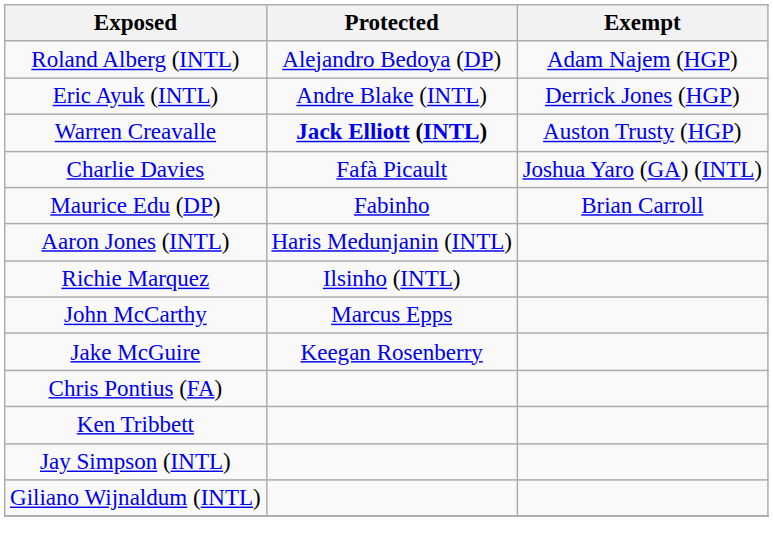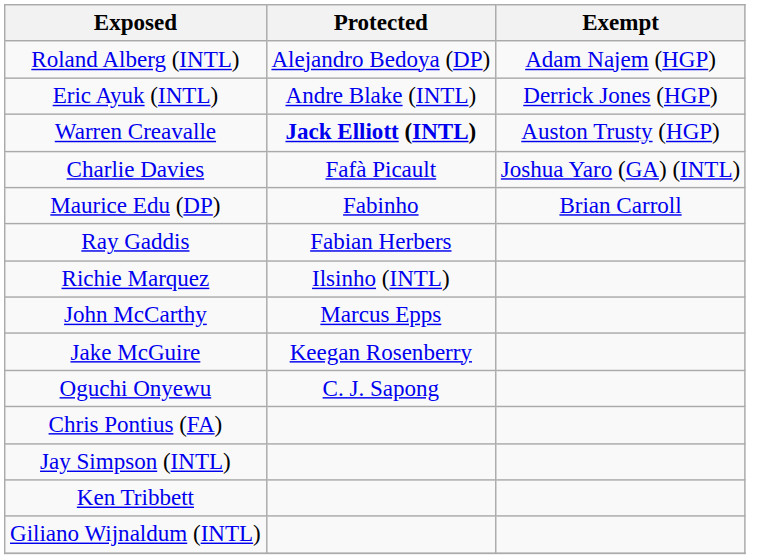+ row: (135, 242)
- row: (135, 242)
+ row: (135, 388)
rows swapped: (135, 461) <-> (135, 424)
